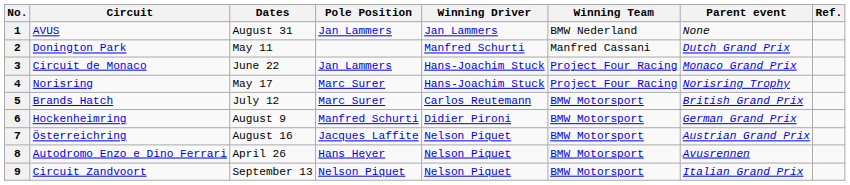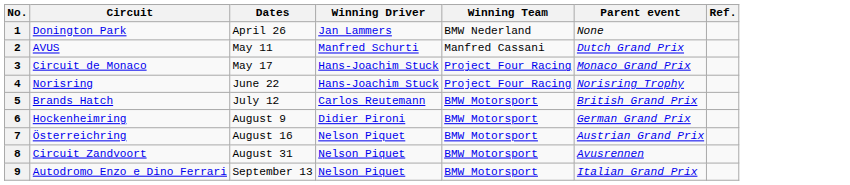- column: (368, 13)
(46, 31) AVUS -> (80, 31) Donington Park
(263, 31) August 31 -> (259, 31) April 26
(80, 49) Donington Park -> (46, 49) AVUS
(256, 66) June 22 -> (253, 66) May 17
(253, 84) May 17 -> (256, 84) June 22
(130, 154) Autodromo Enzo e Dino Ferrari -> (90, 154) Circuit Zandvoort
(259, 154) April 26 -> (263, 154) August 31
(90, 172) Circuit Zandvoort -> (130, 172) Autodromo Enzo e Dino Ferrari
